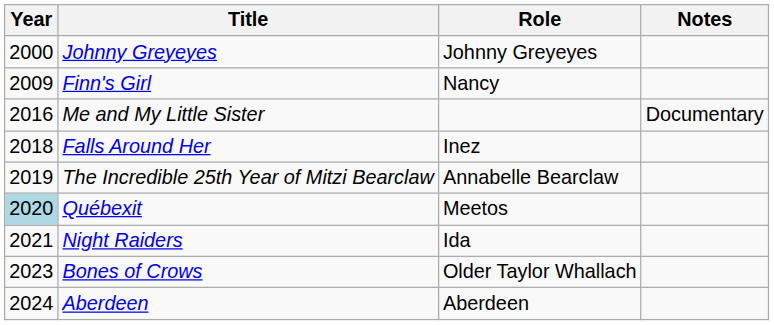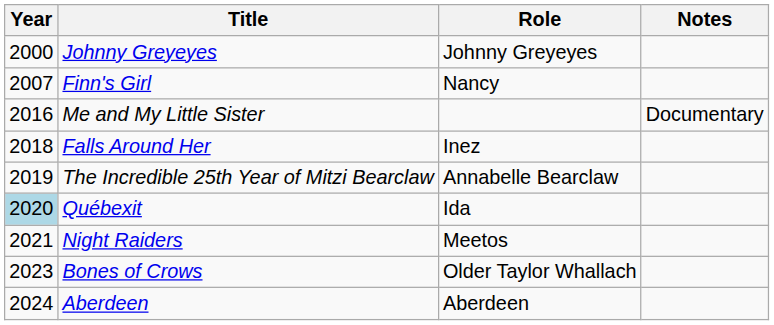(31, 83) 2009 -> (31, 83) 2007
(475, 209) Meetos -> (457, 209) Ida
(457, 240) Ida -> (475, 240) Meetos
